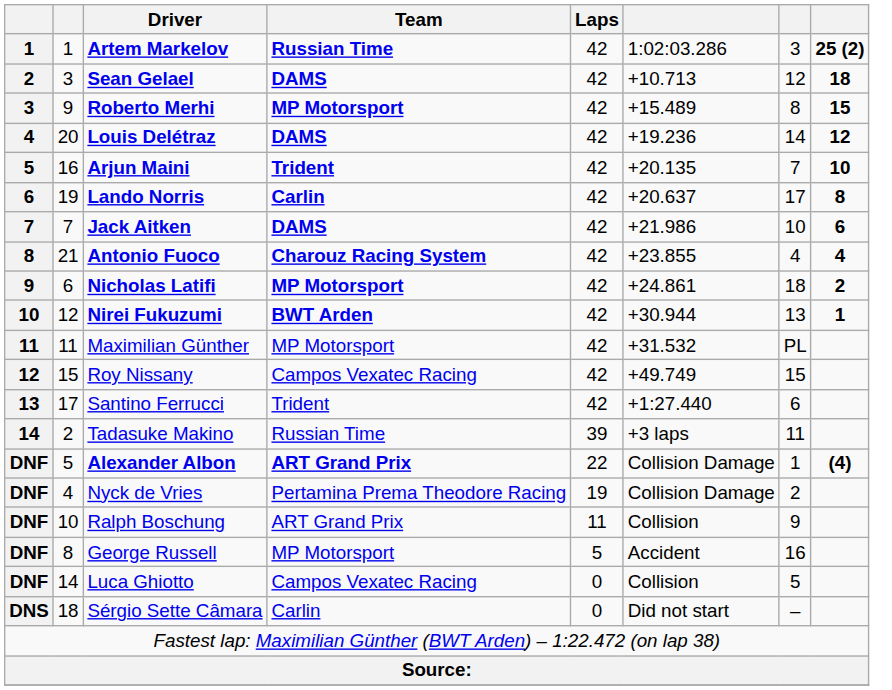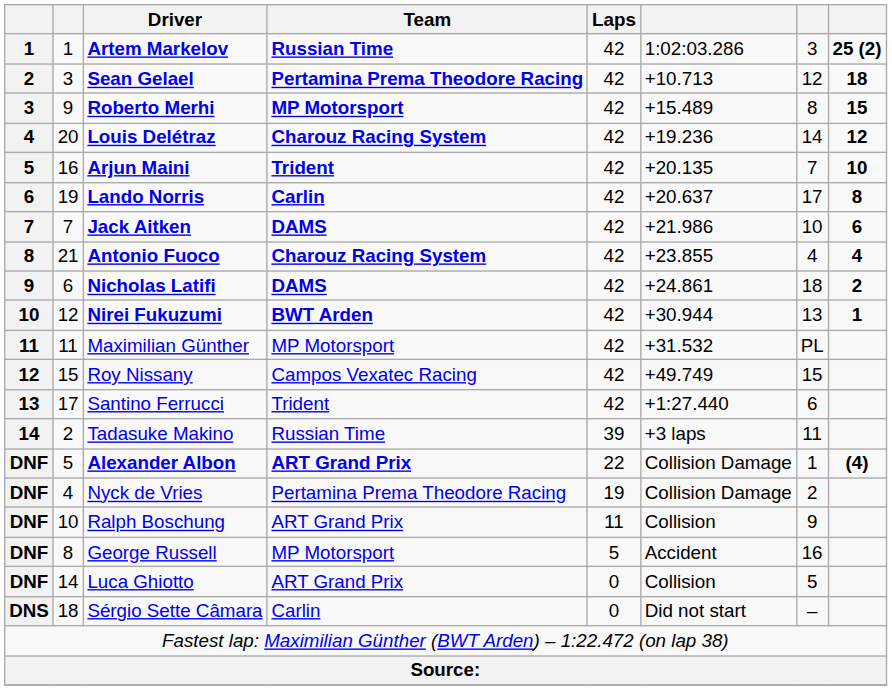(299, 78) DAMS -> (427, 78) Pertamina Prema Theodore Racing
(299, 137) DAMS -> (379, 137) Charouz Racing System
(337, 285) MP Motorsport -> (299, 285) DAMS
(374, 581) Campos Vexatec Racing -> (337, 581) ART Grand Prix
